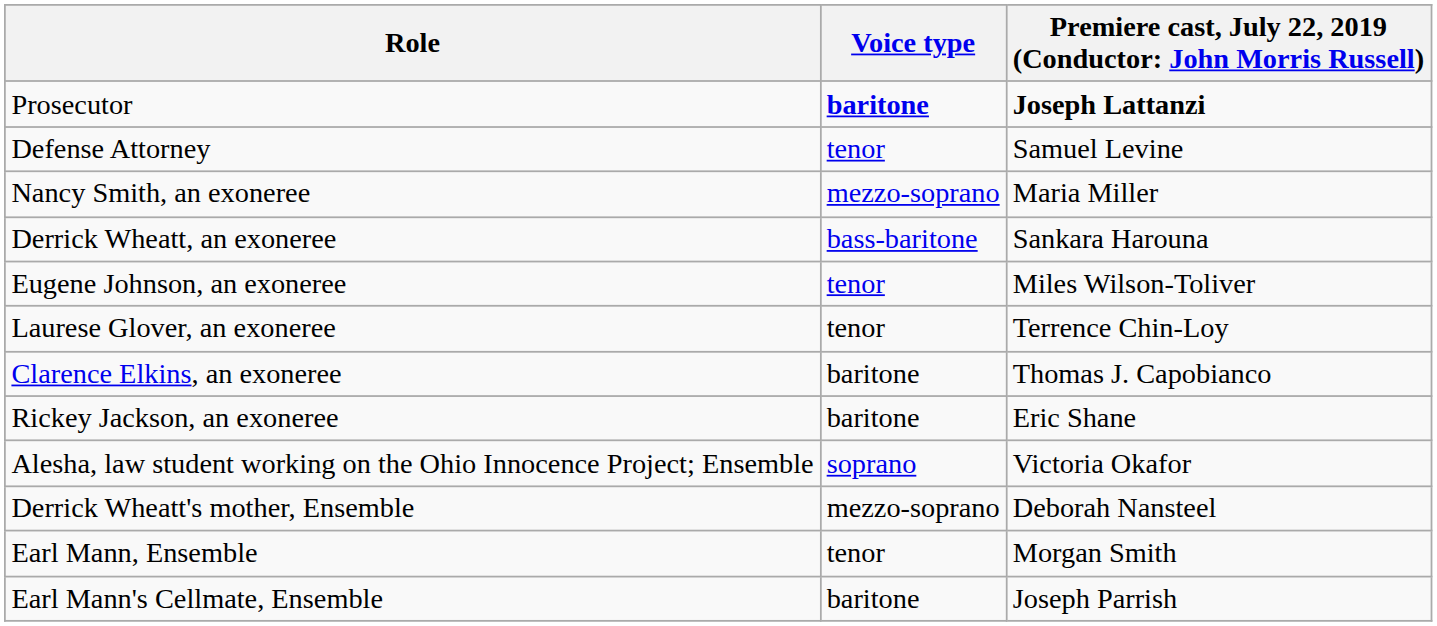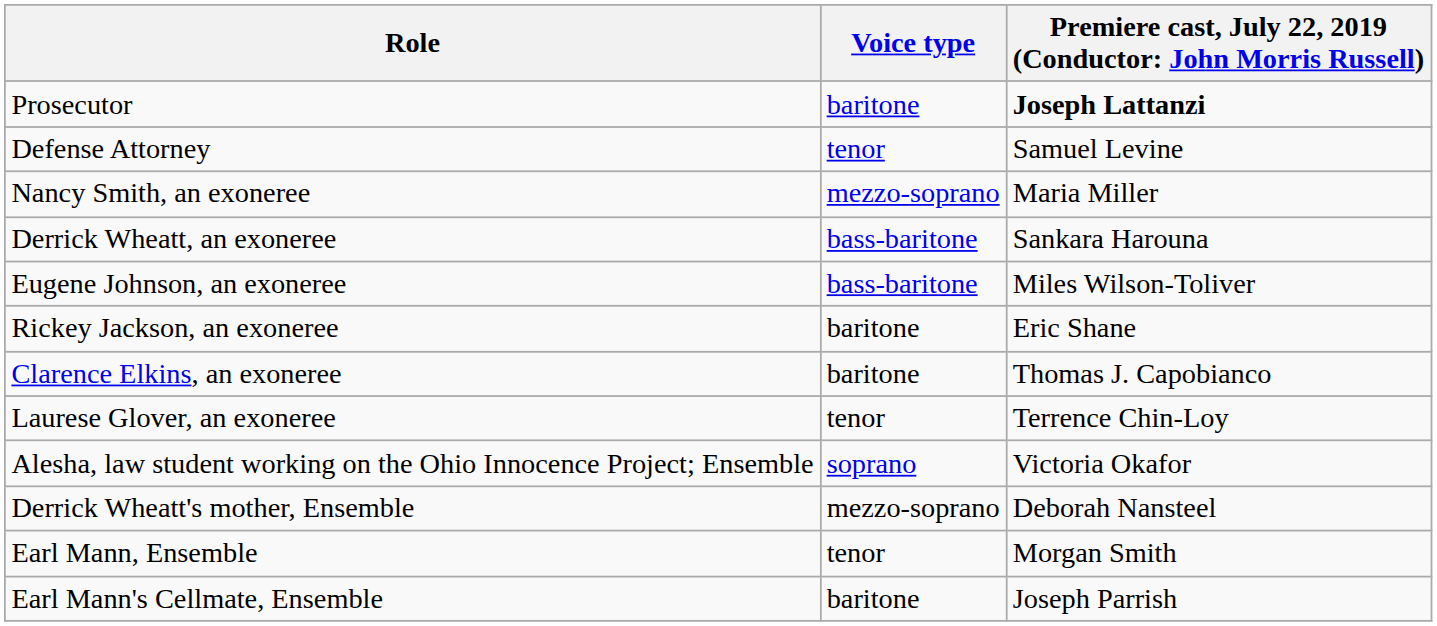(878, 103) bold -> (873, 103) normal
(856, 283) tenor -> (902, 283) bass-baritone
rows swapped: (174, 328) <-> (175, 418)
